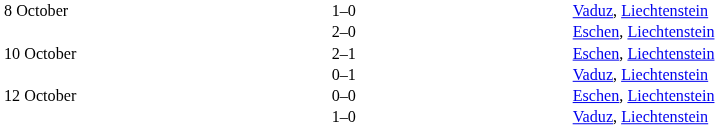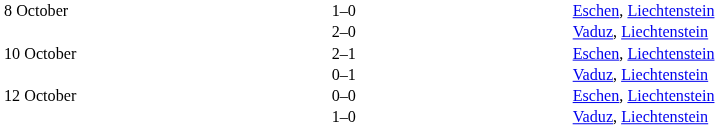(640, 11) Vaduz, Liechtenstein -> (644, 11) Eschen, Liechtenstein
(644, 32) Eschen, Liechtenstein -> (640, 32) Vaduz, Liechtenstein
